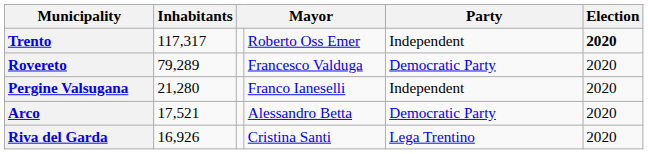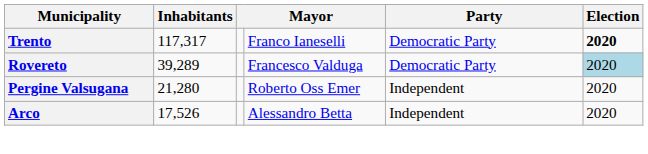(304, 40) Roberto Oss Emer -> (297, 40) Franco Ianeselli
(427, 40) Independent -> (443, 40) Democratic Party
(178, 64) 79,289 -> (178, 64) 39,289
(601, 64) no background -> (601, 64) lightblue background
(297, 88) Franco Ianeselli -> (304, 88) Roberto Oss Emer
(178, 112) 17,521 -> (178, 112) 17,526
(443, 112) Democratic Party -> (427, 112) Independent
- row: (58, 137)
